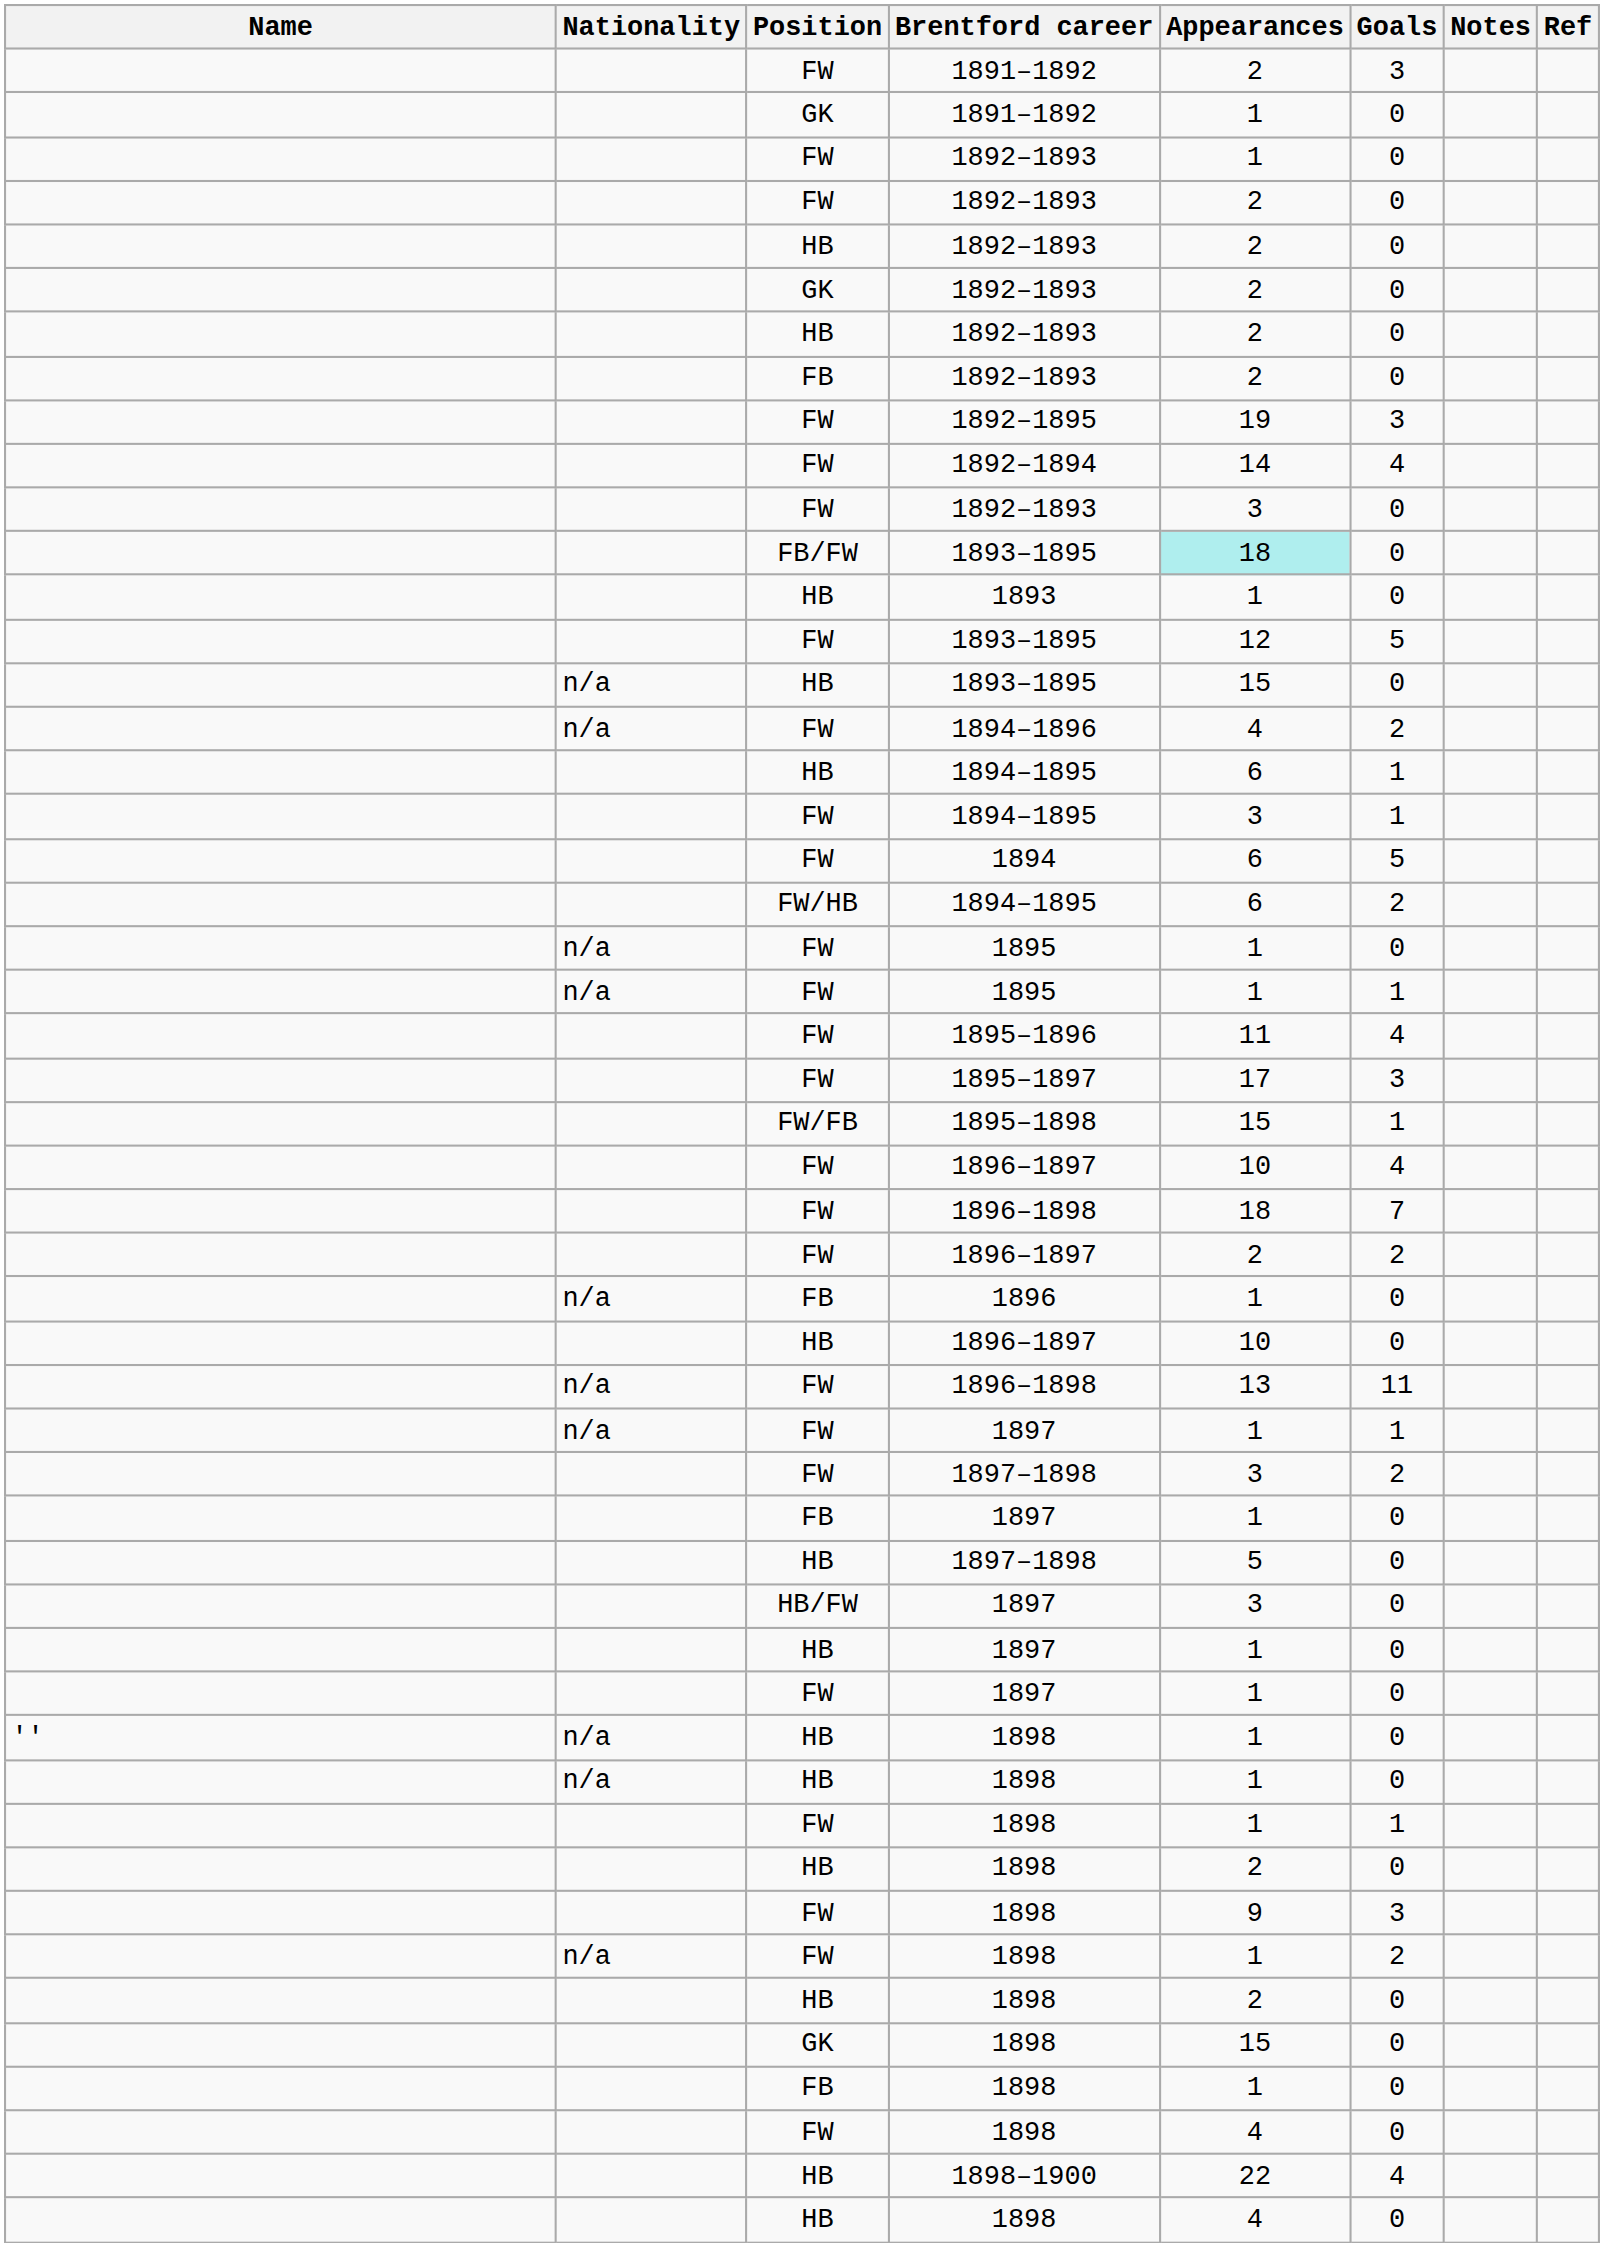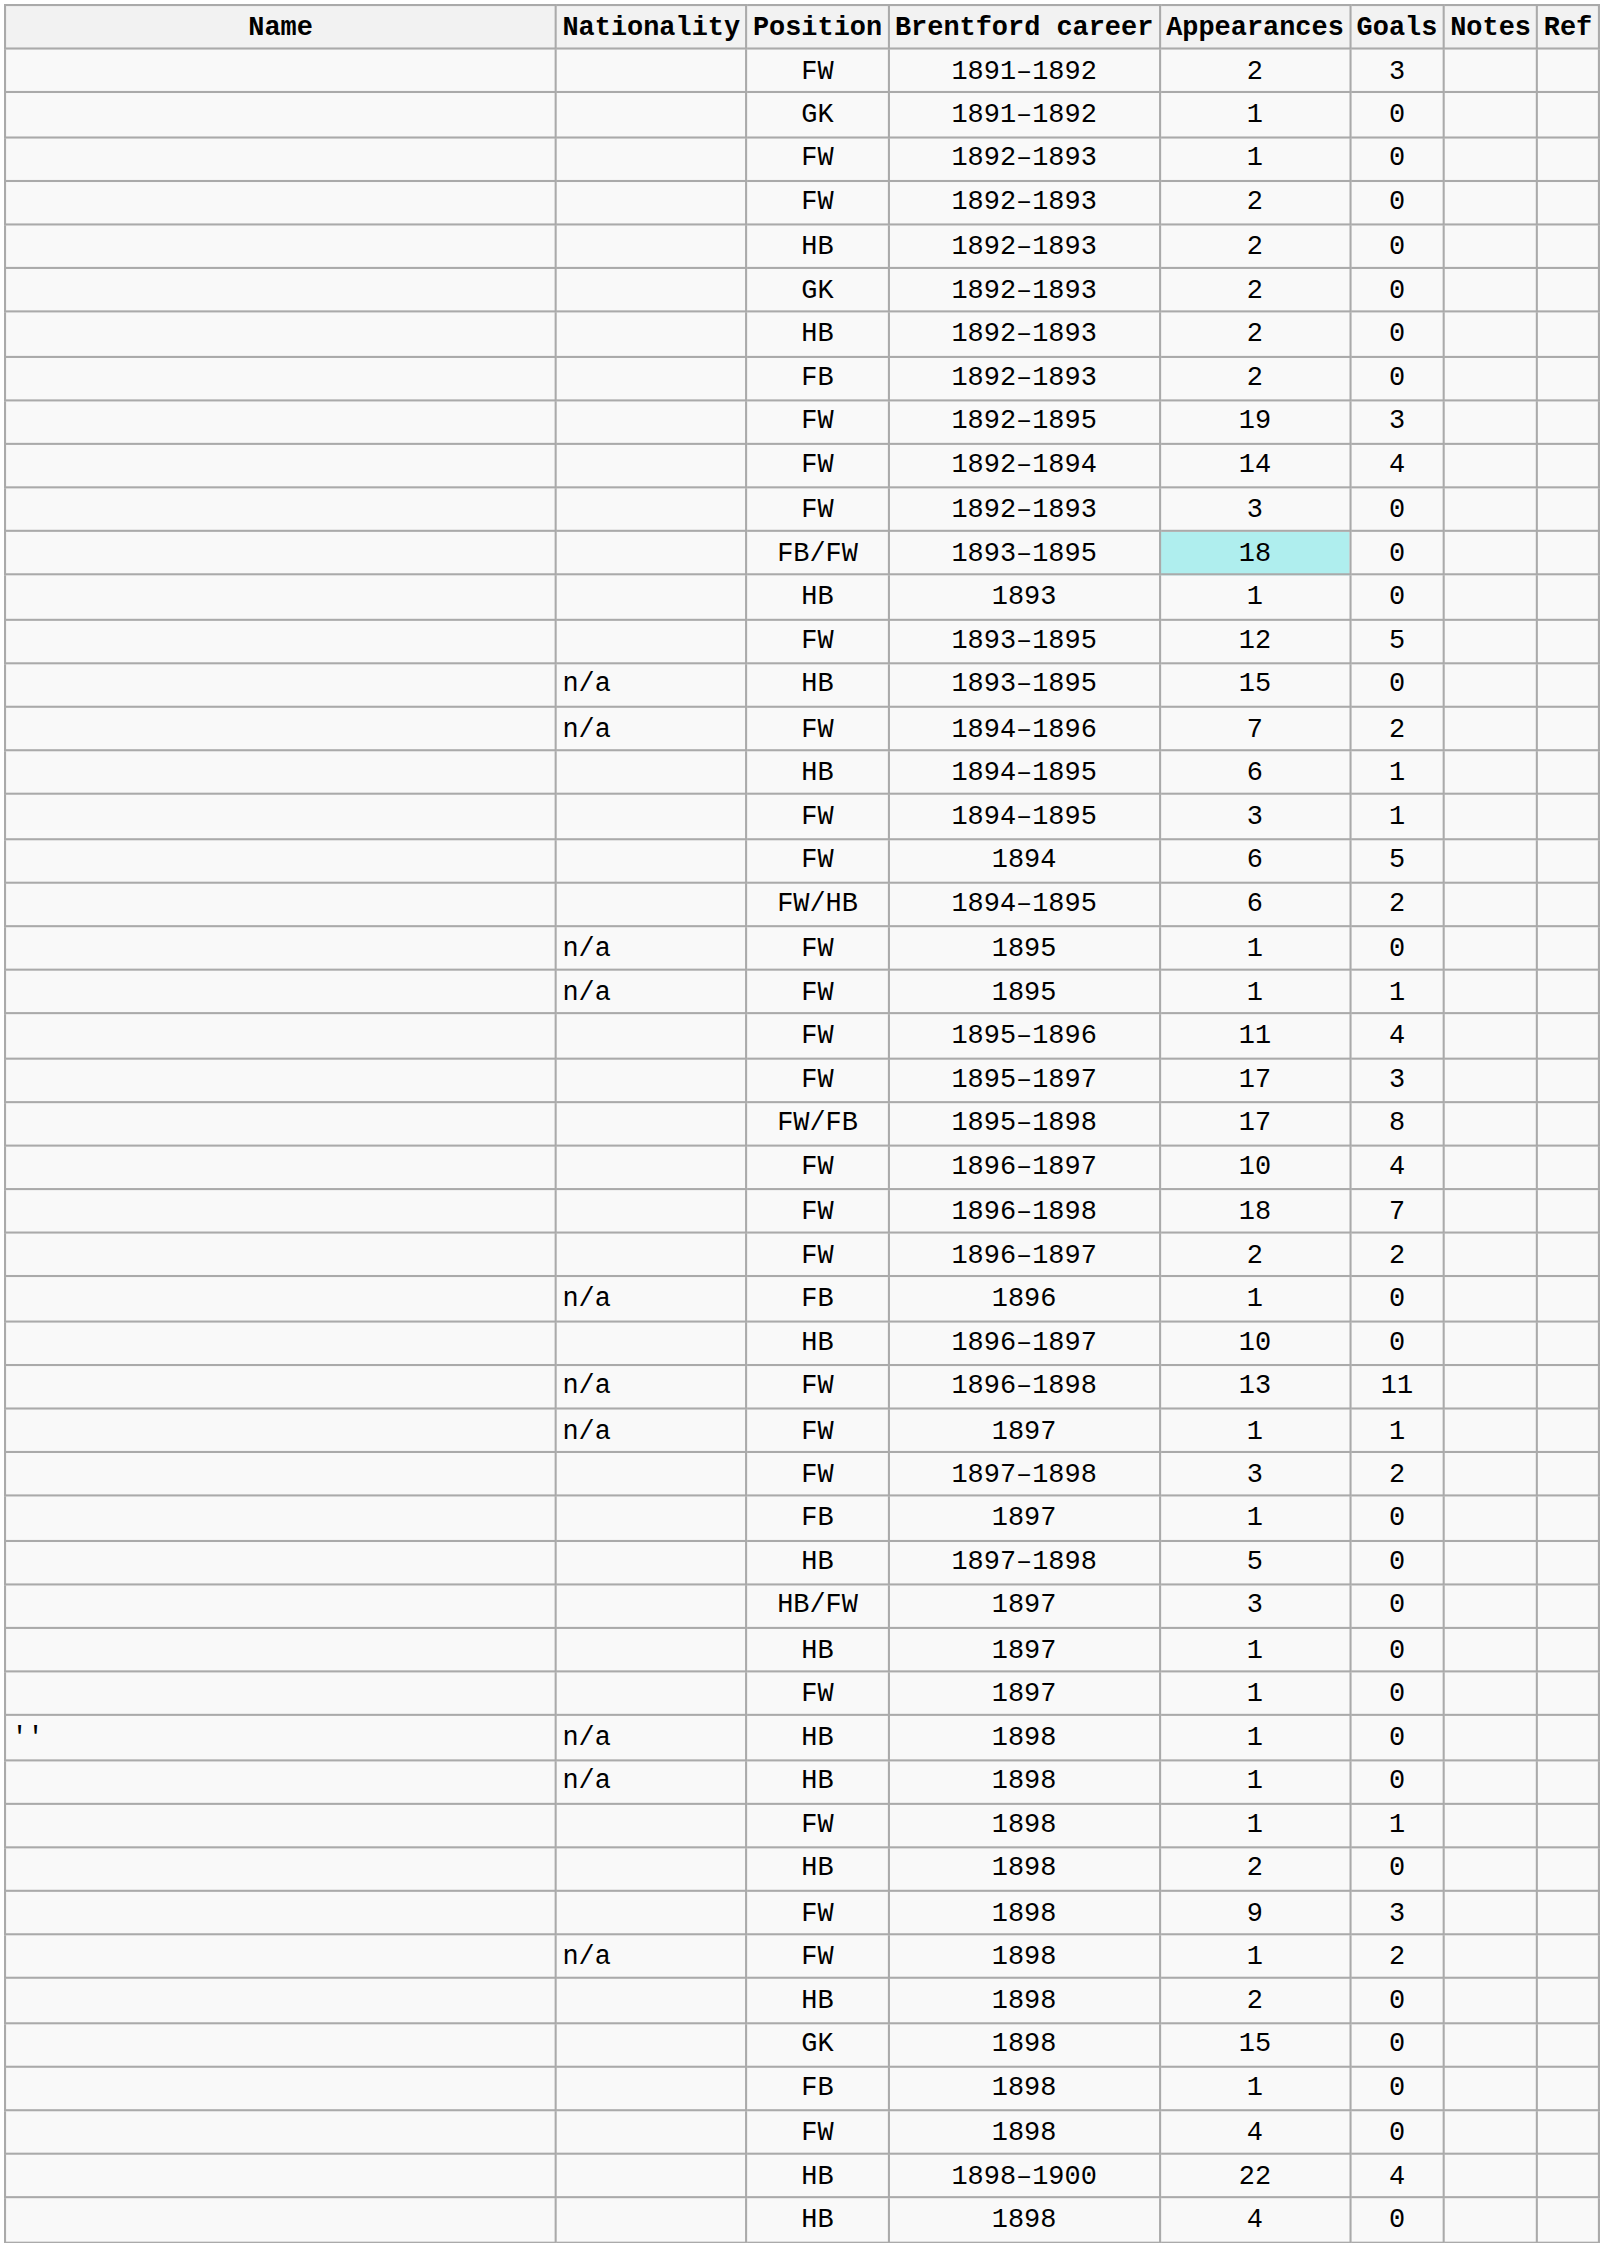(1255, 729) 4 -> (1255, 729) 7
(1255, 1123) 15 -> (1255, 1123) 17
(1397, 1123) 1 -> (1397, 1123) 8
